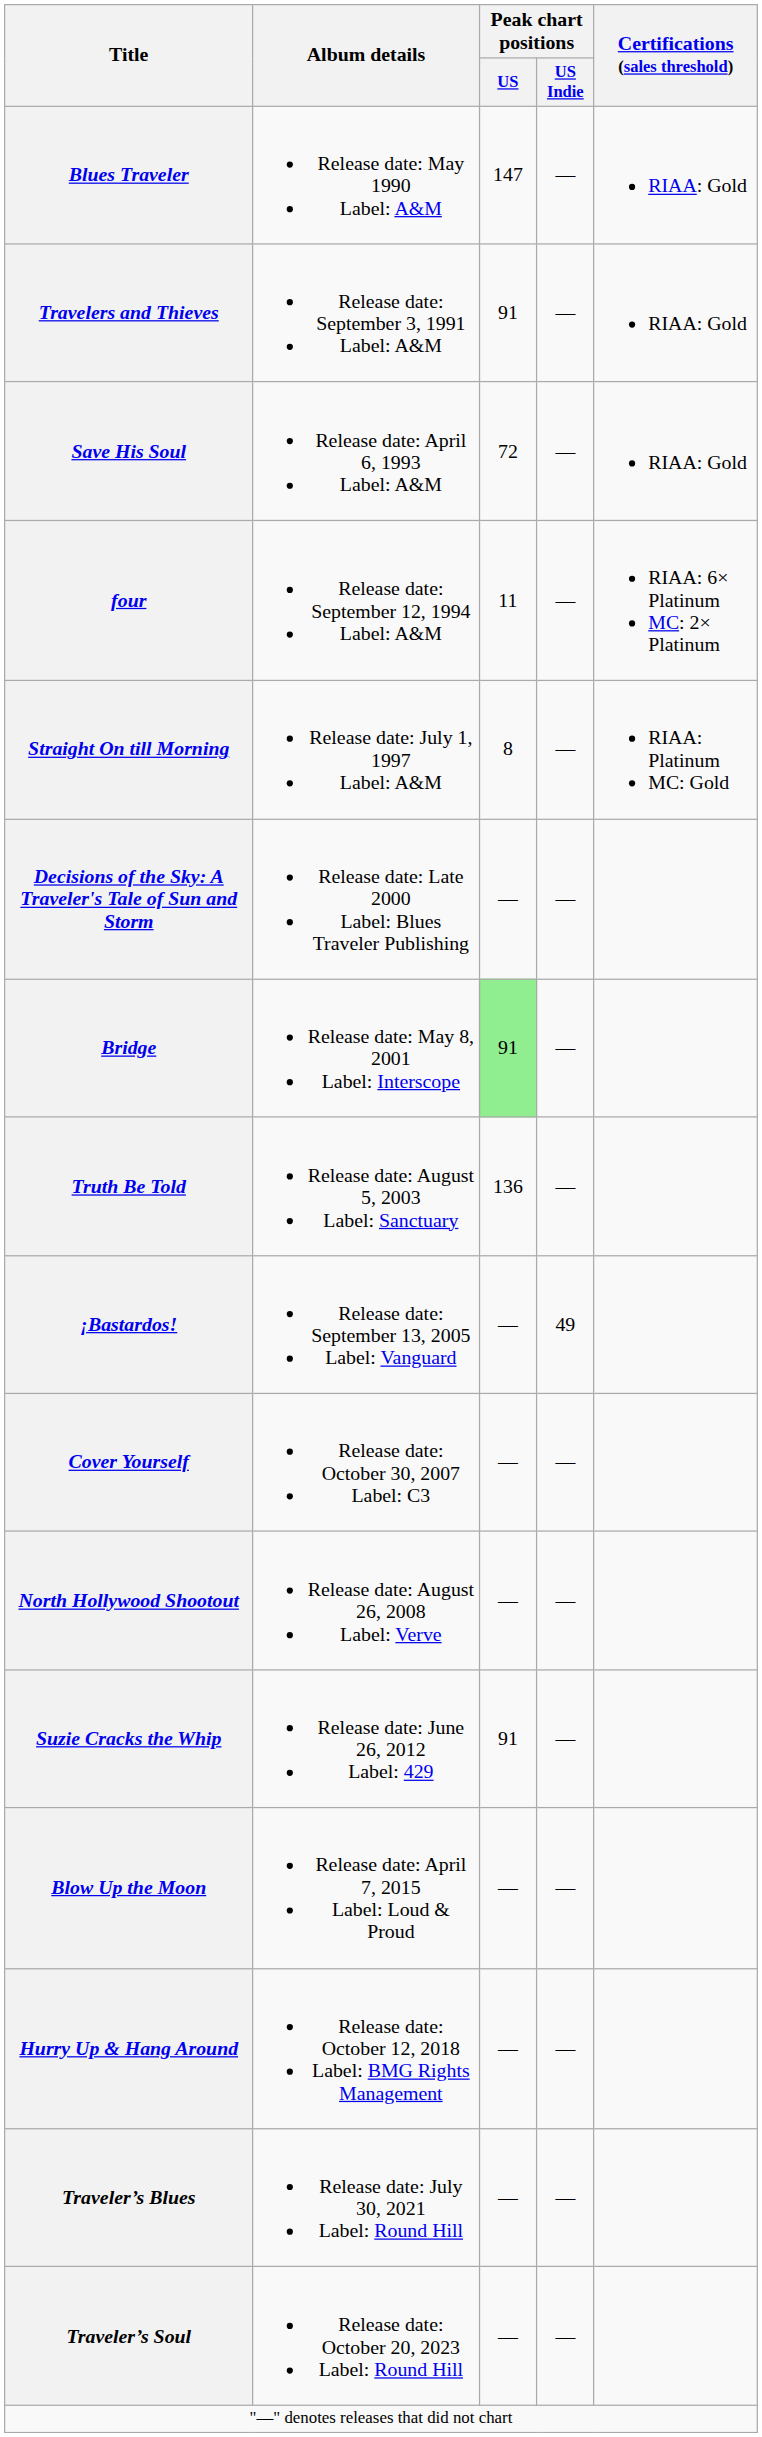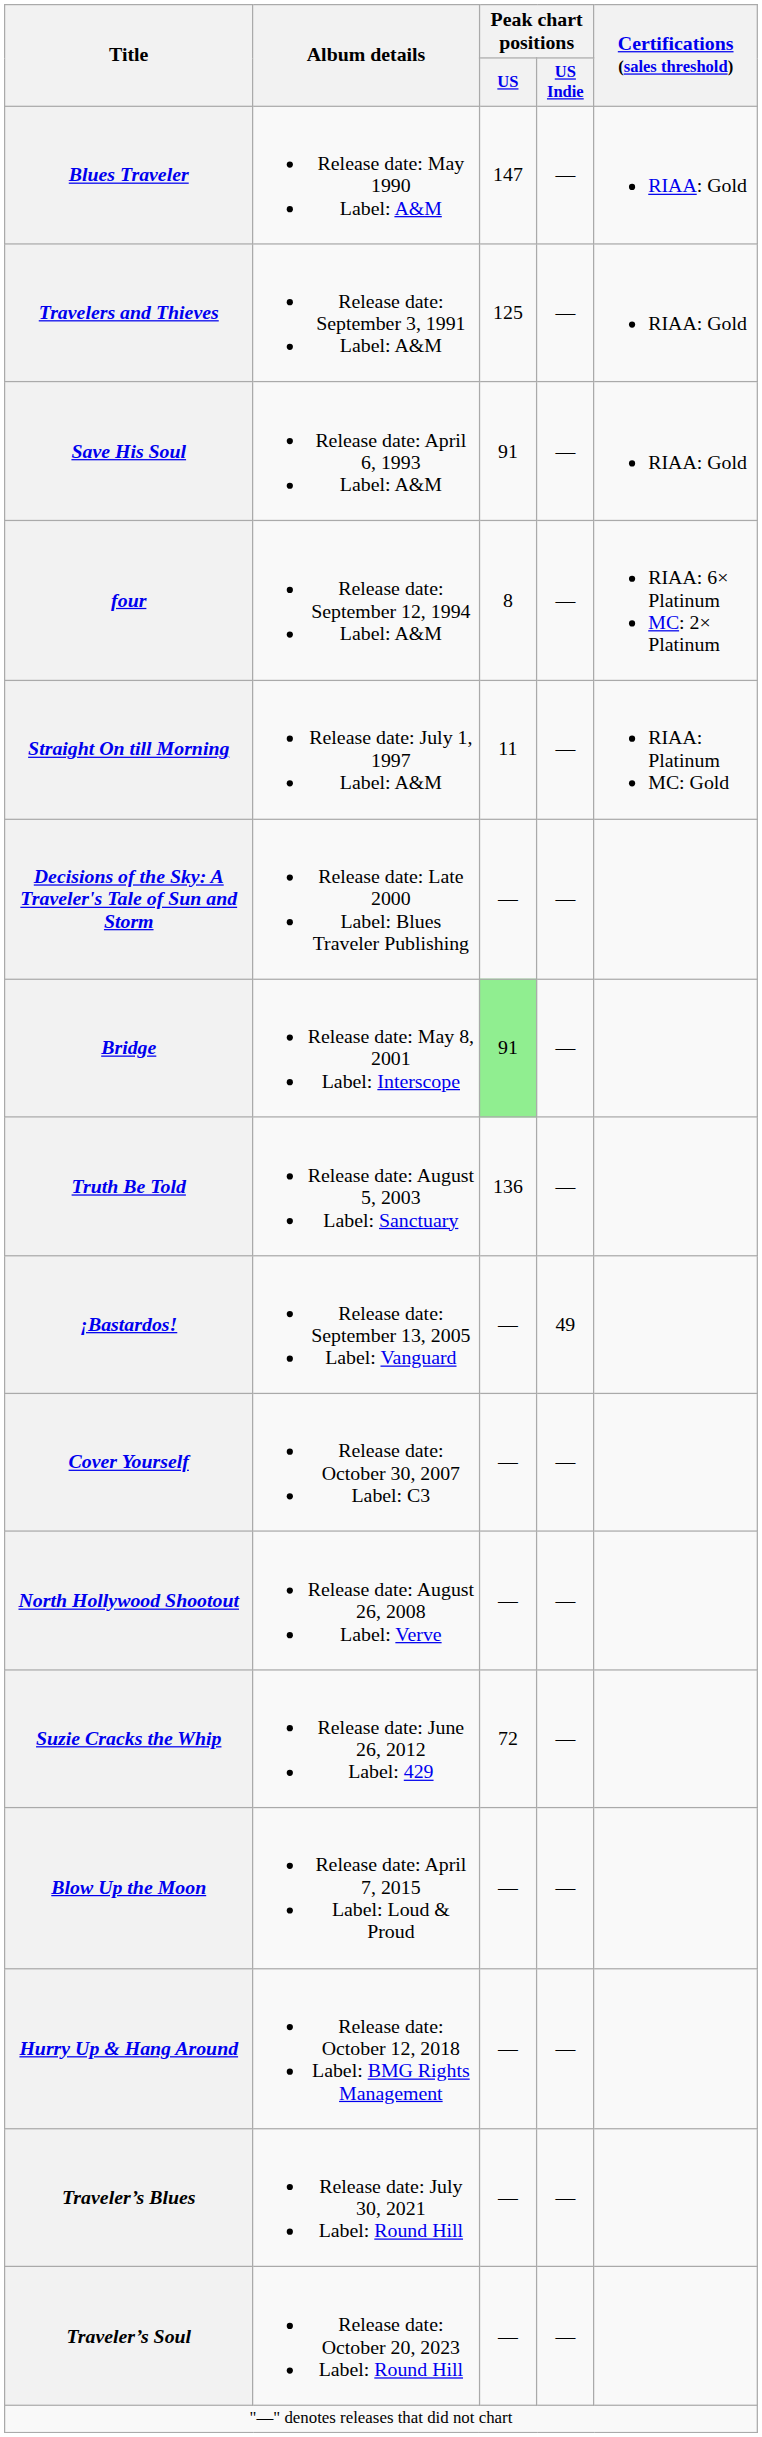(508, 312) 91 -> (508, 312) 125
(508, 451) 72 -> (508, 451) 91
(508, 600) 11 -> (508, 600) 8
(508, 749) 8 -> (508, 749) 11
(508, 1738) 91 -> (508, 1738) 72
